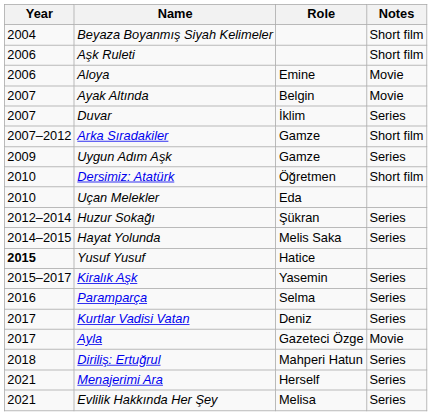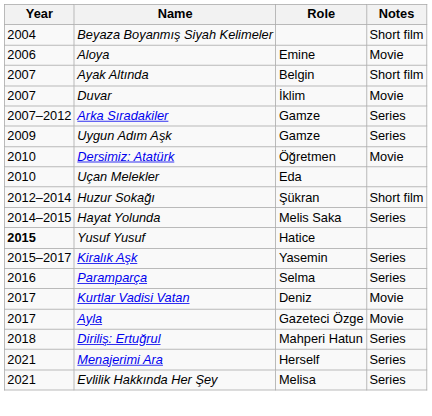- row: (106, 55)
(387, 95) Movie -> (396, 75) Short film
(388, 116) Series -> (387, 95) Movie
(396, 136) Short film -> (388, 116) Series
(396, 177) Short film -> (387, 156) Movie
(388, 217) Series -> (396, 197) Short film
(388, 319) Series -> (387, 298) Movie
